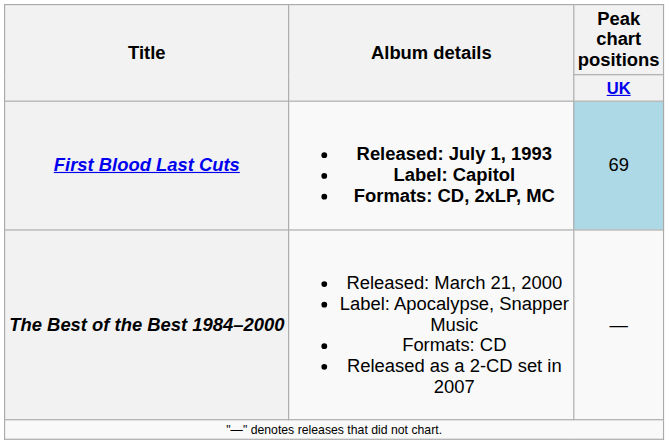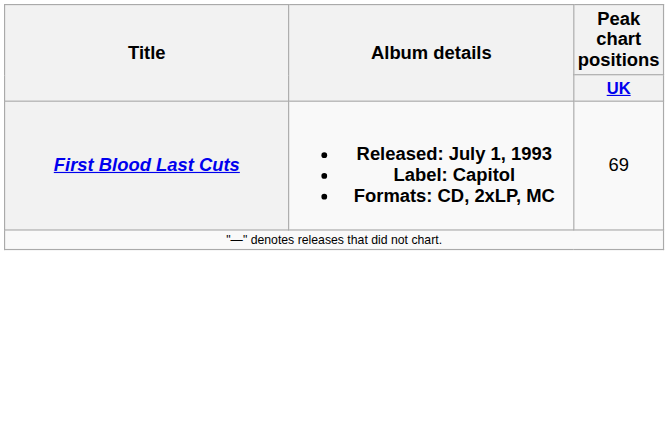(619, 165) lightblue background -> (619, 165) no background
- row: (147, 324)
